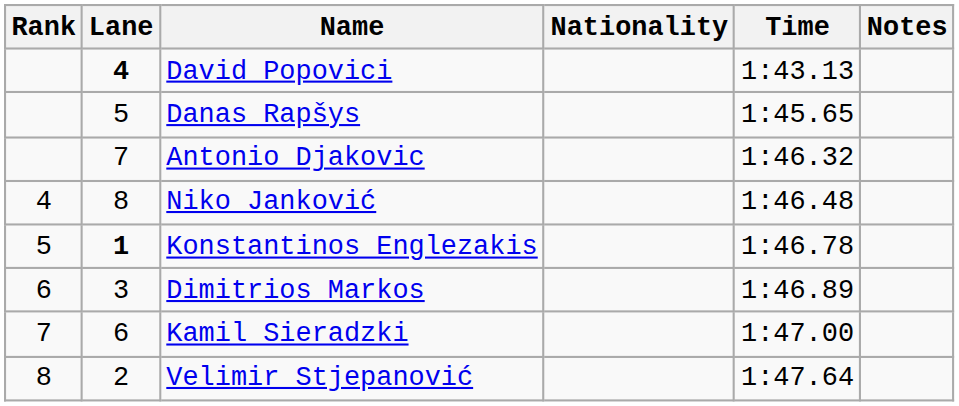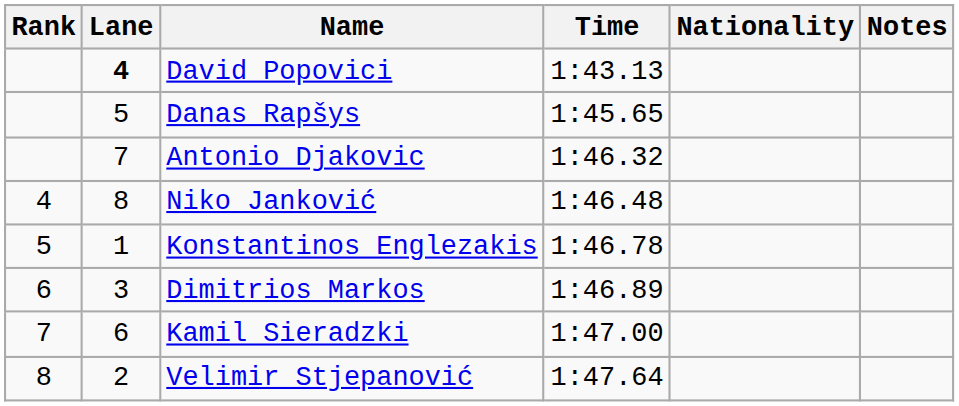columns swapped: (639, 27) <-> (798, 27)
(121, 246) bold -> (121, 246) normal
